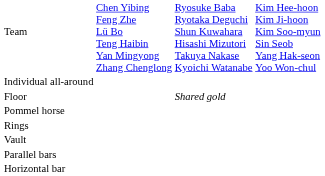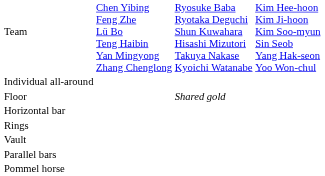rows swapped: (34, 110) <-> (35, 169)
